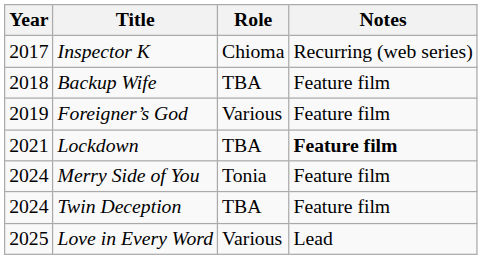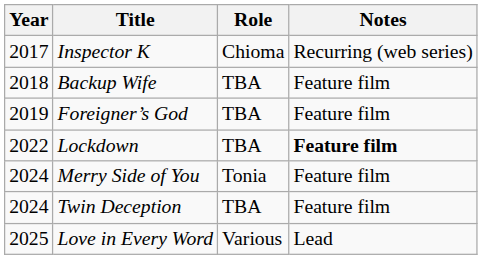(252, 113) Various -> (242, 113) TBA
(29, 144) 2021 -> (29, 144) 2022
